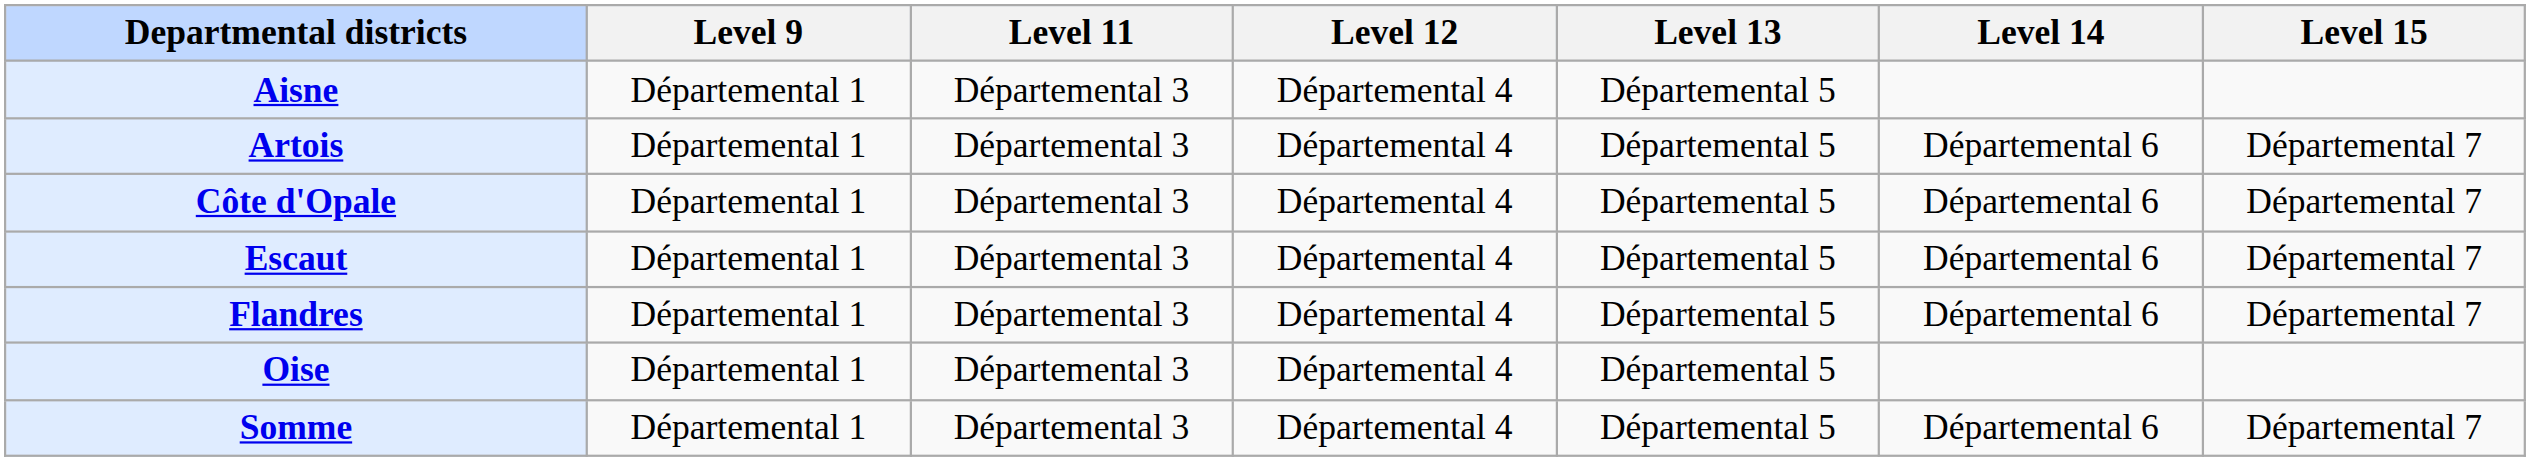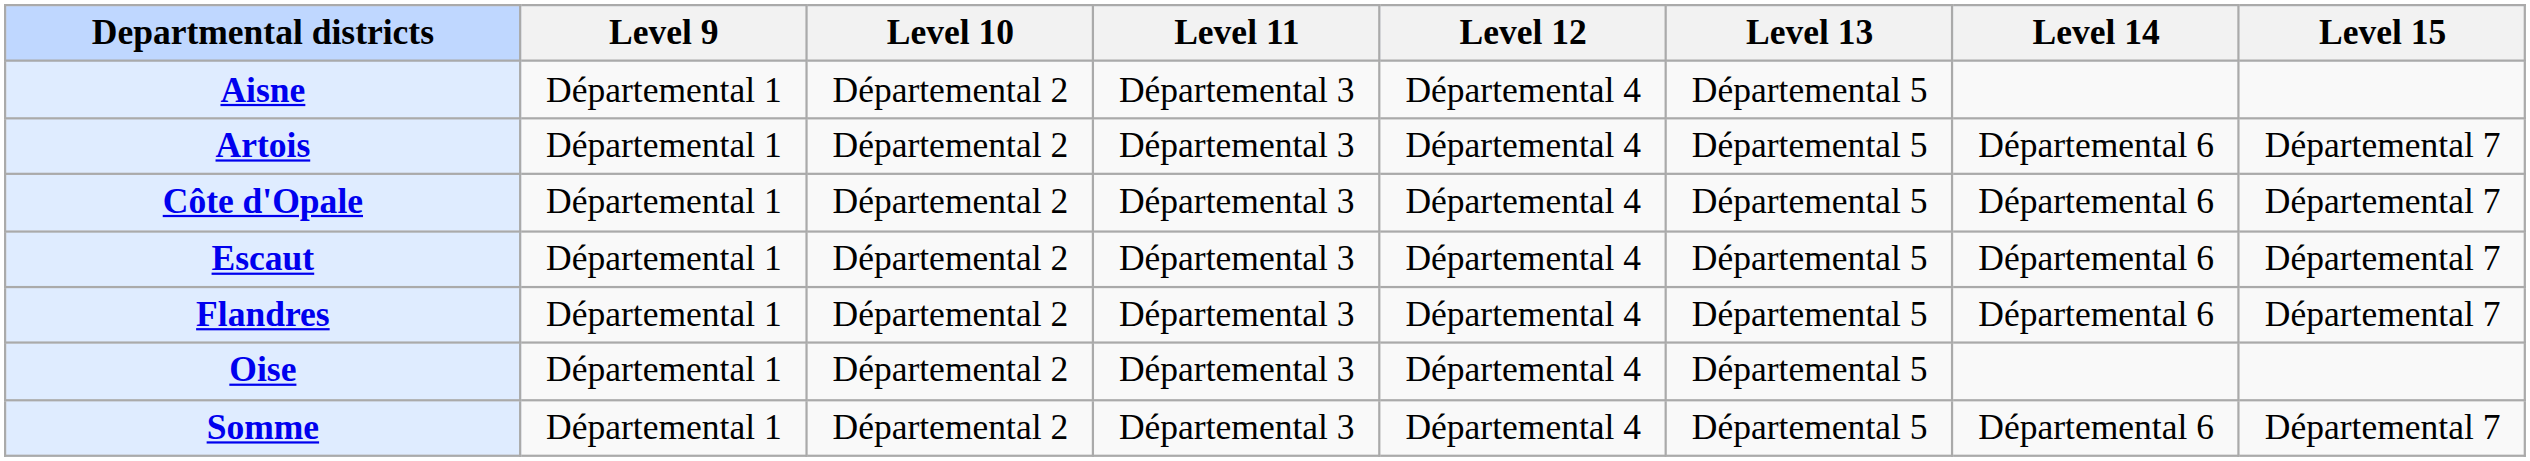+ column: (950, 32)
